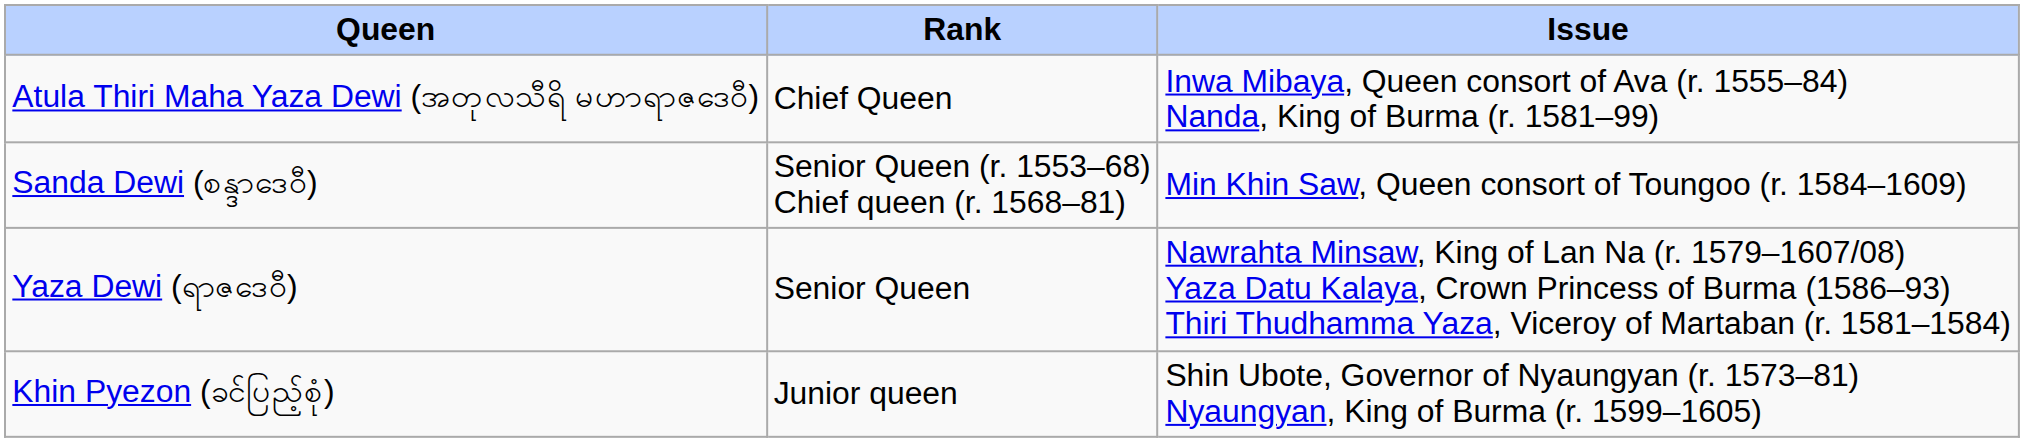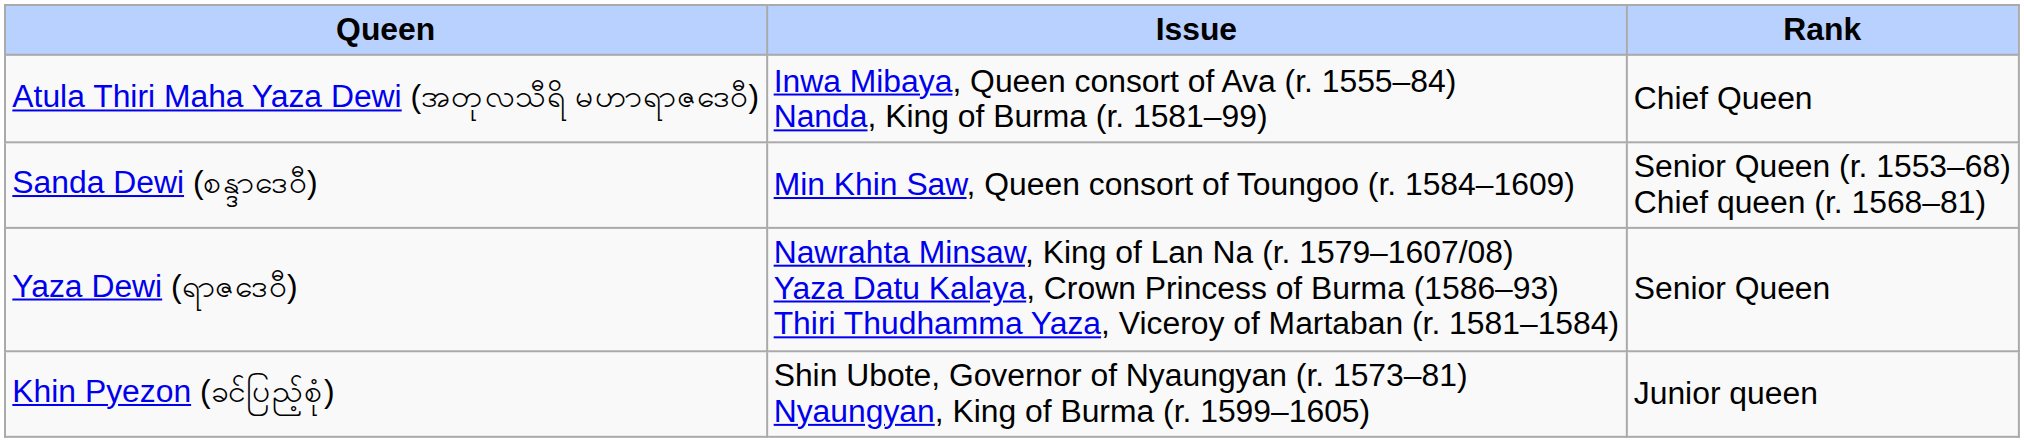columns swapped: (962, 29) <-> (1588, 29)
